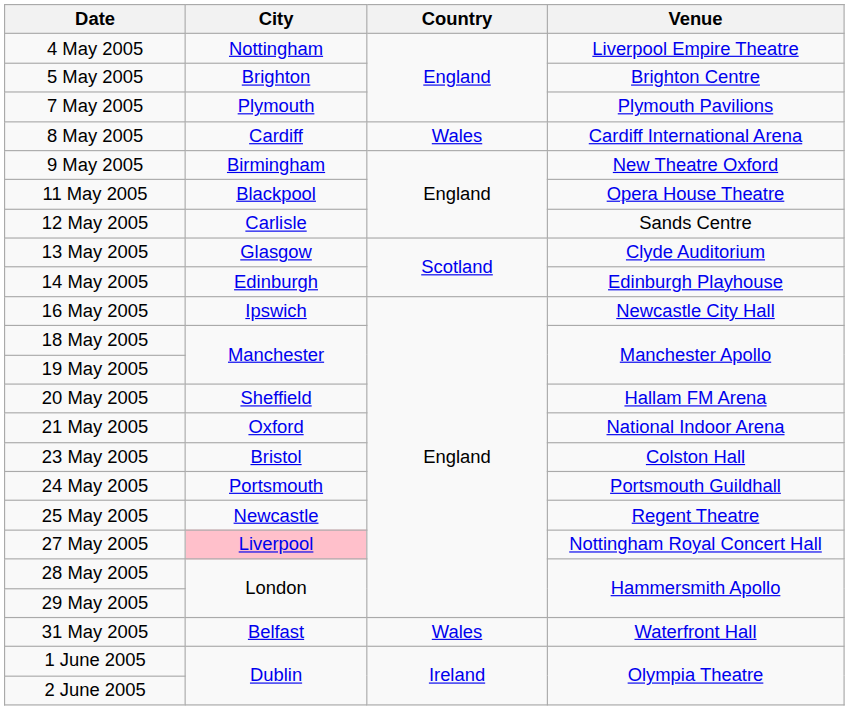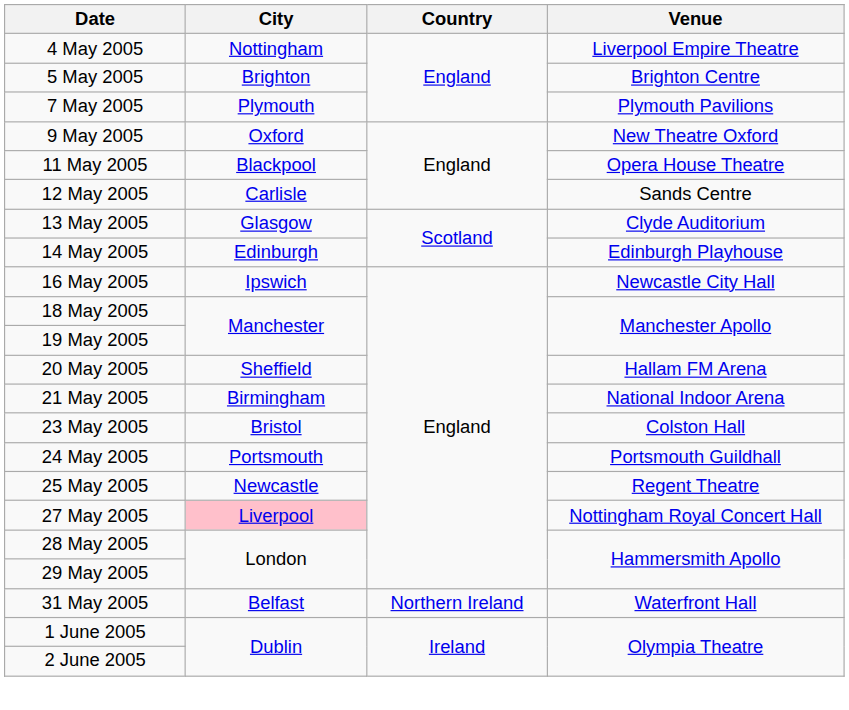- row: (95, 135)
(276, 164) Birmingham -> (276, 135) Oxford
(276, 427) Oxford -> (276, 398) Birmingham
(457, 631) Wales -> (457, 602) Northern Ireland
